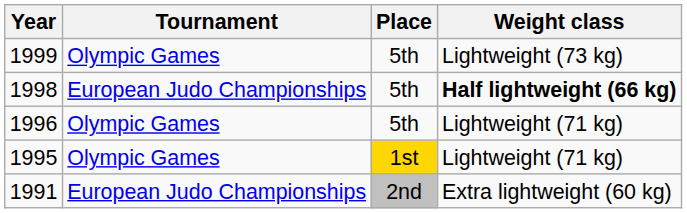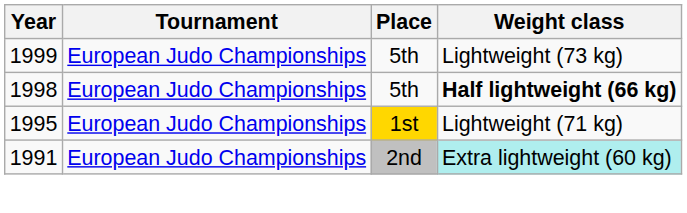(143, 56) Olympic Games -> (217, 56) European Judo Championships
- row: (34, 124)
(143, 158) Olympic Games -> (217, 124) European Judo Championships
(557, 191) no background -> (557, 158) paleturquoise background
